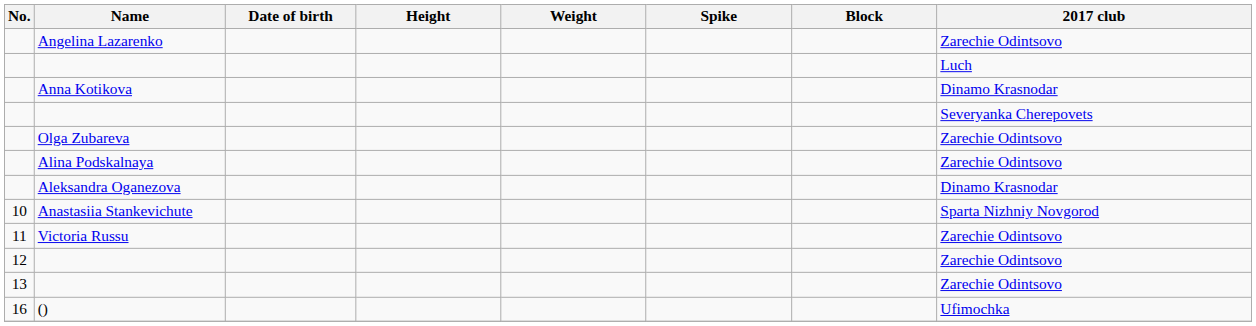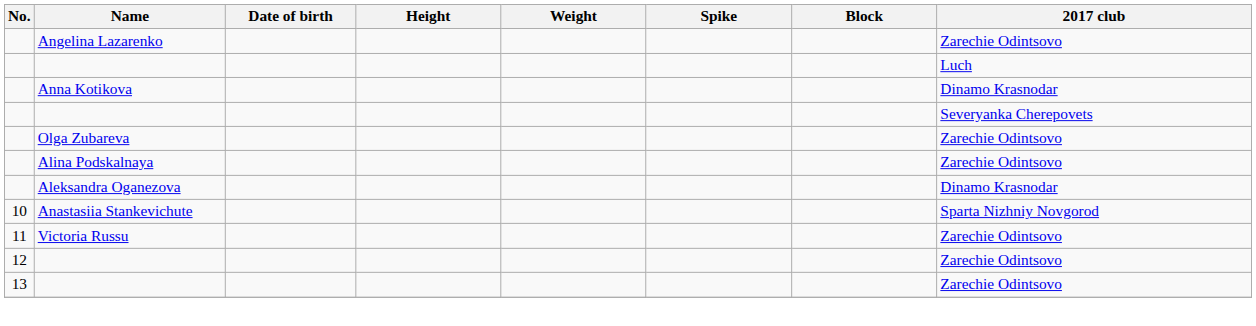- row: (19, 308)
